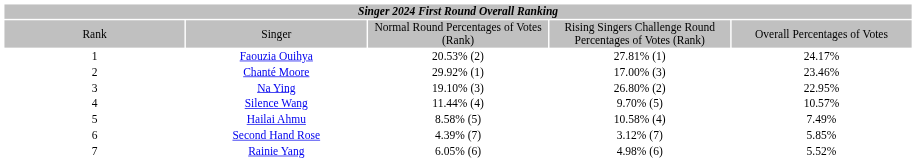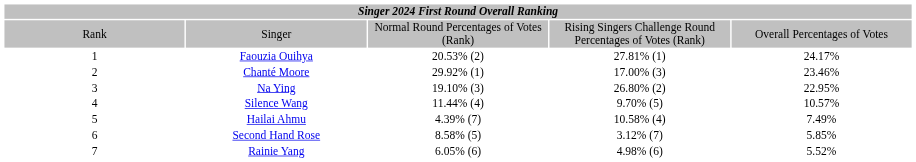(458, 119) 8.58% (5) -> (458, 119) 4.39% (7)
(458, 135) 4.39% (7) -> (458, 135) 8.58% (5)
